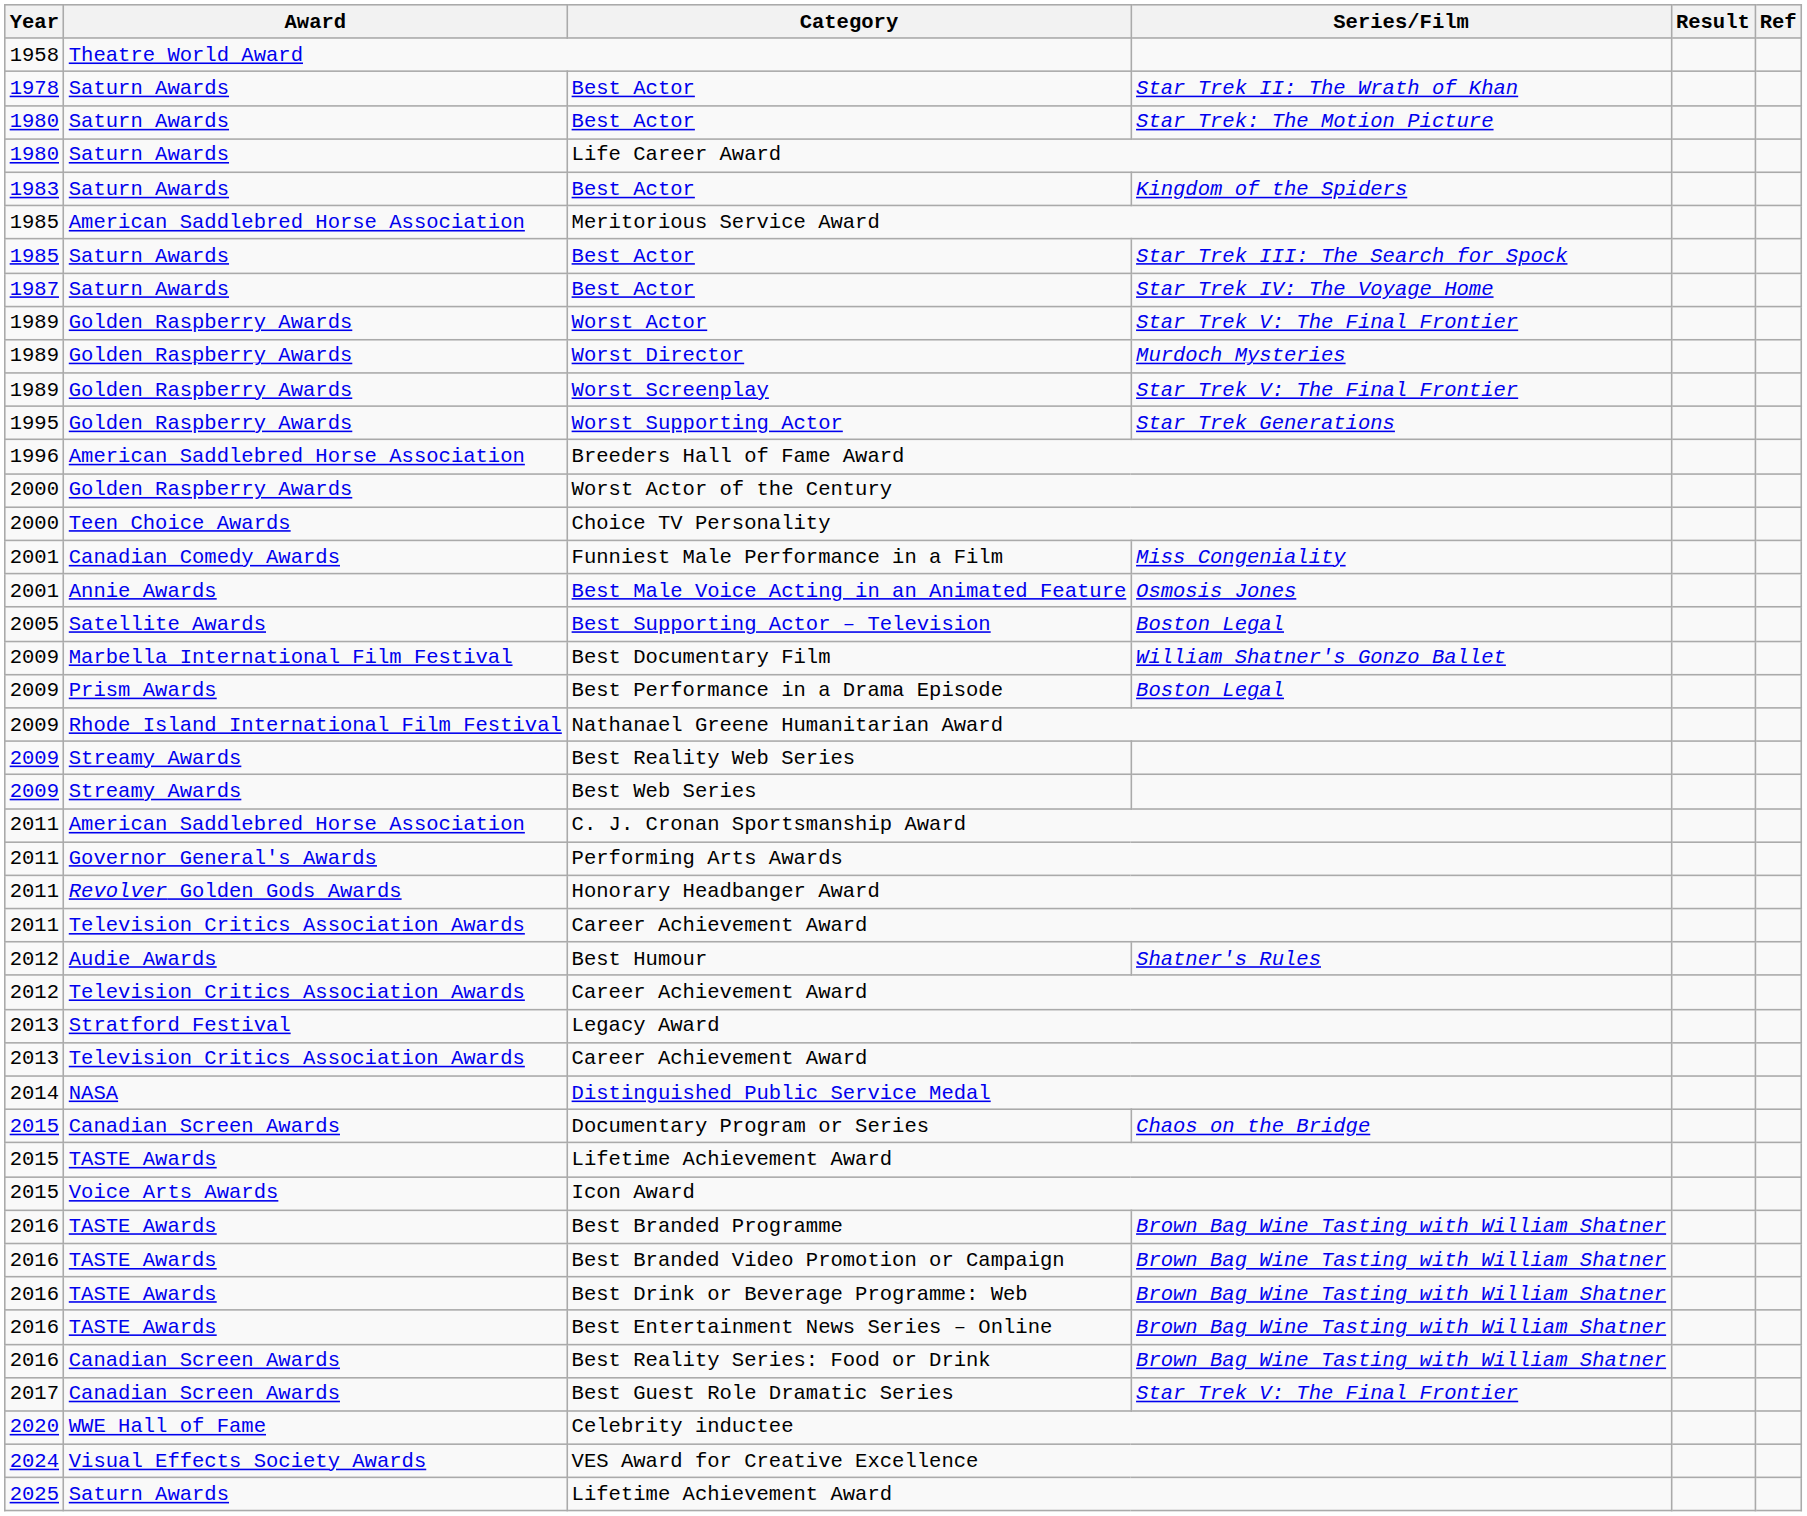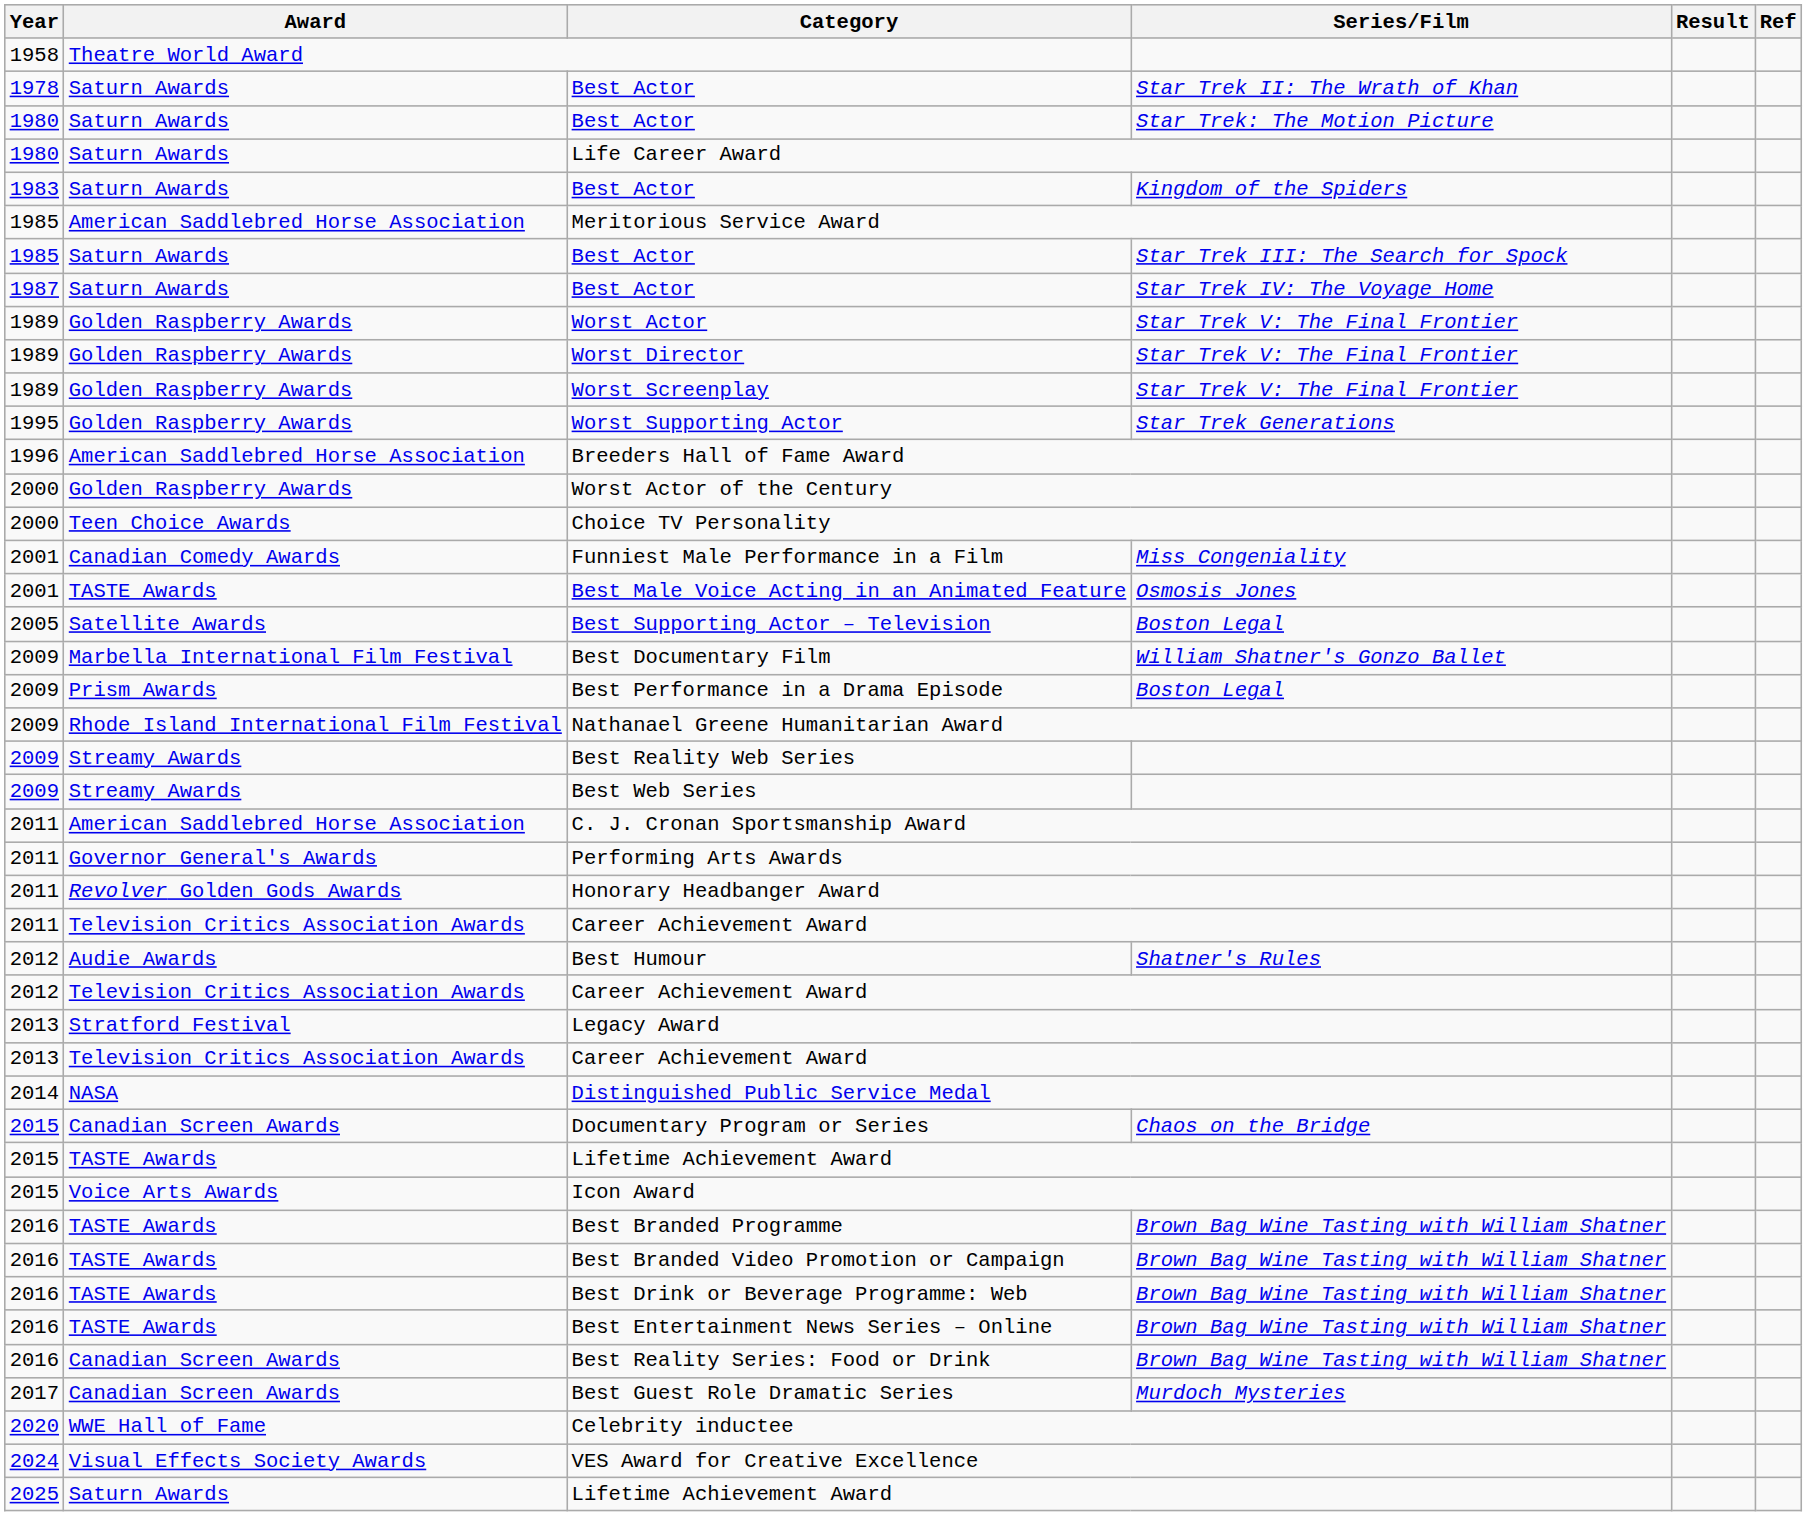(1241, 356) Murdoch Mysteries -> (1327, 356) Star Trek V: The Final Frontier
(143, 591) Annie Awards -> (143, 591) TASTE Awards
(1327, 1394) Star Trek V: The Final Frontier -> (1241, 1394) Murdoch Mysteries
